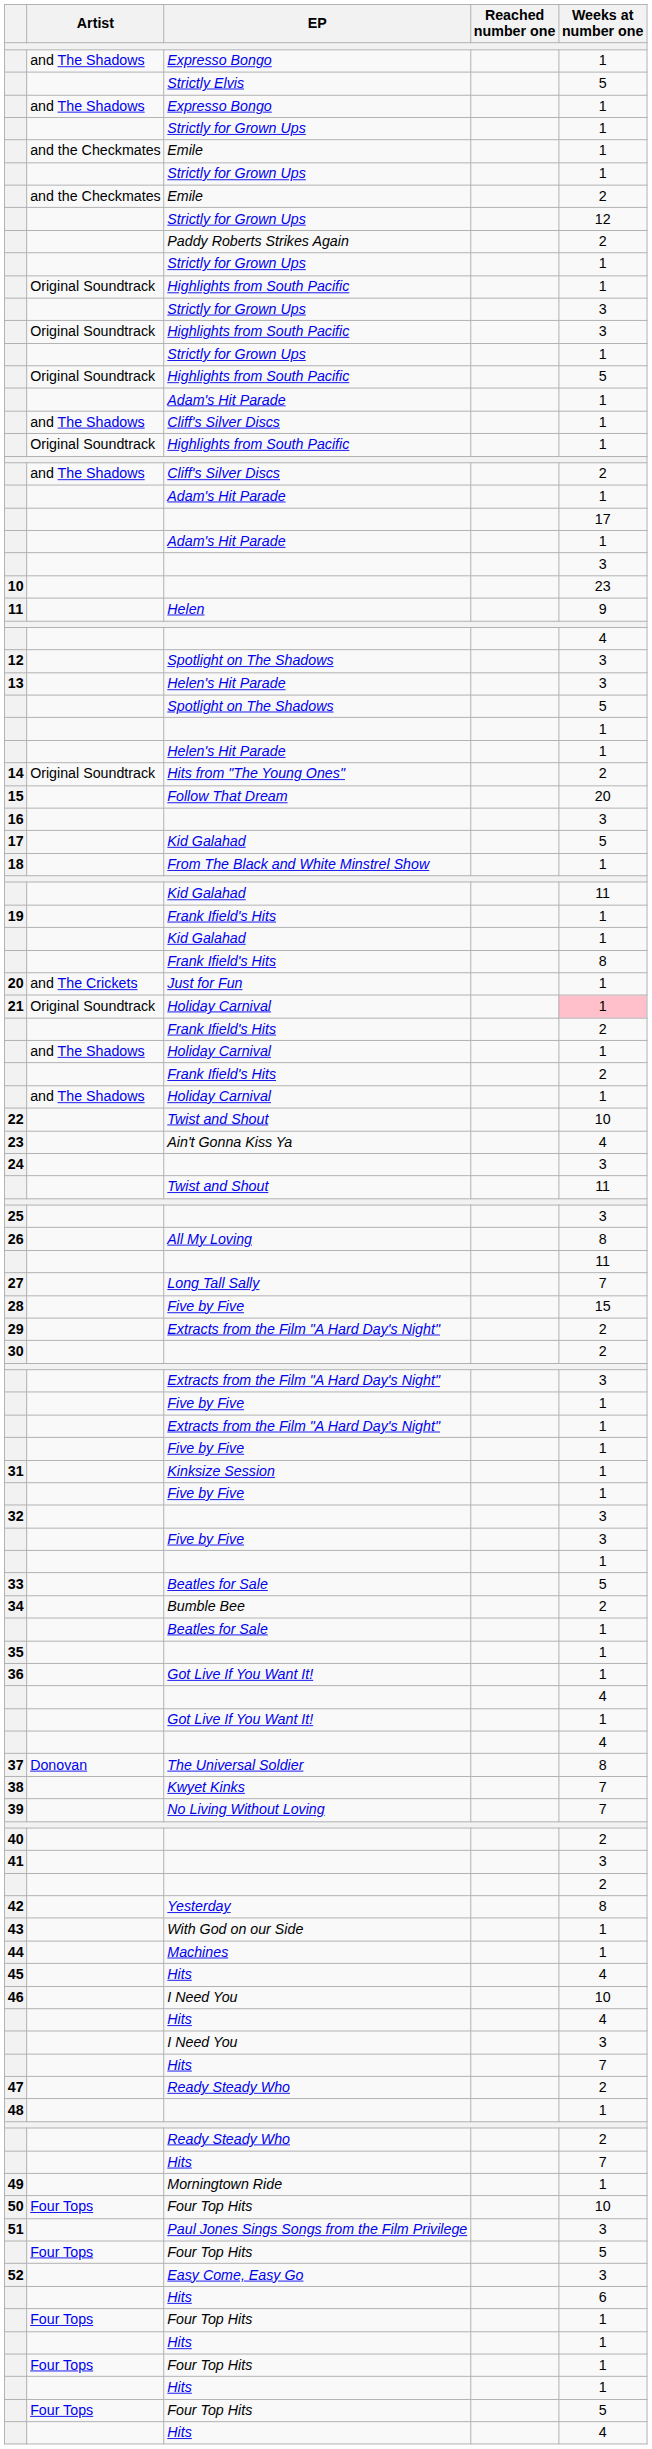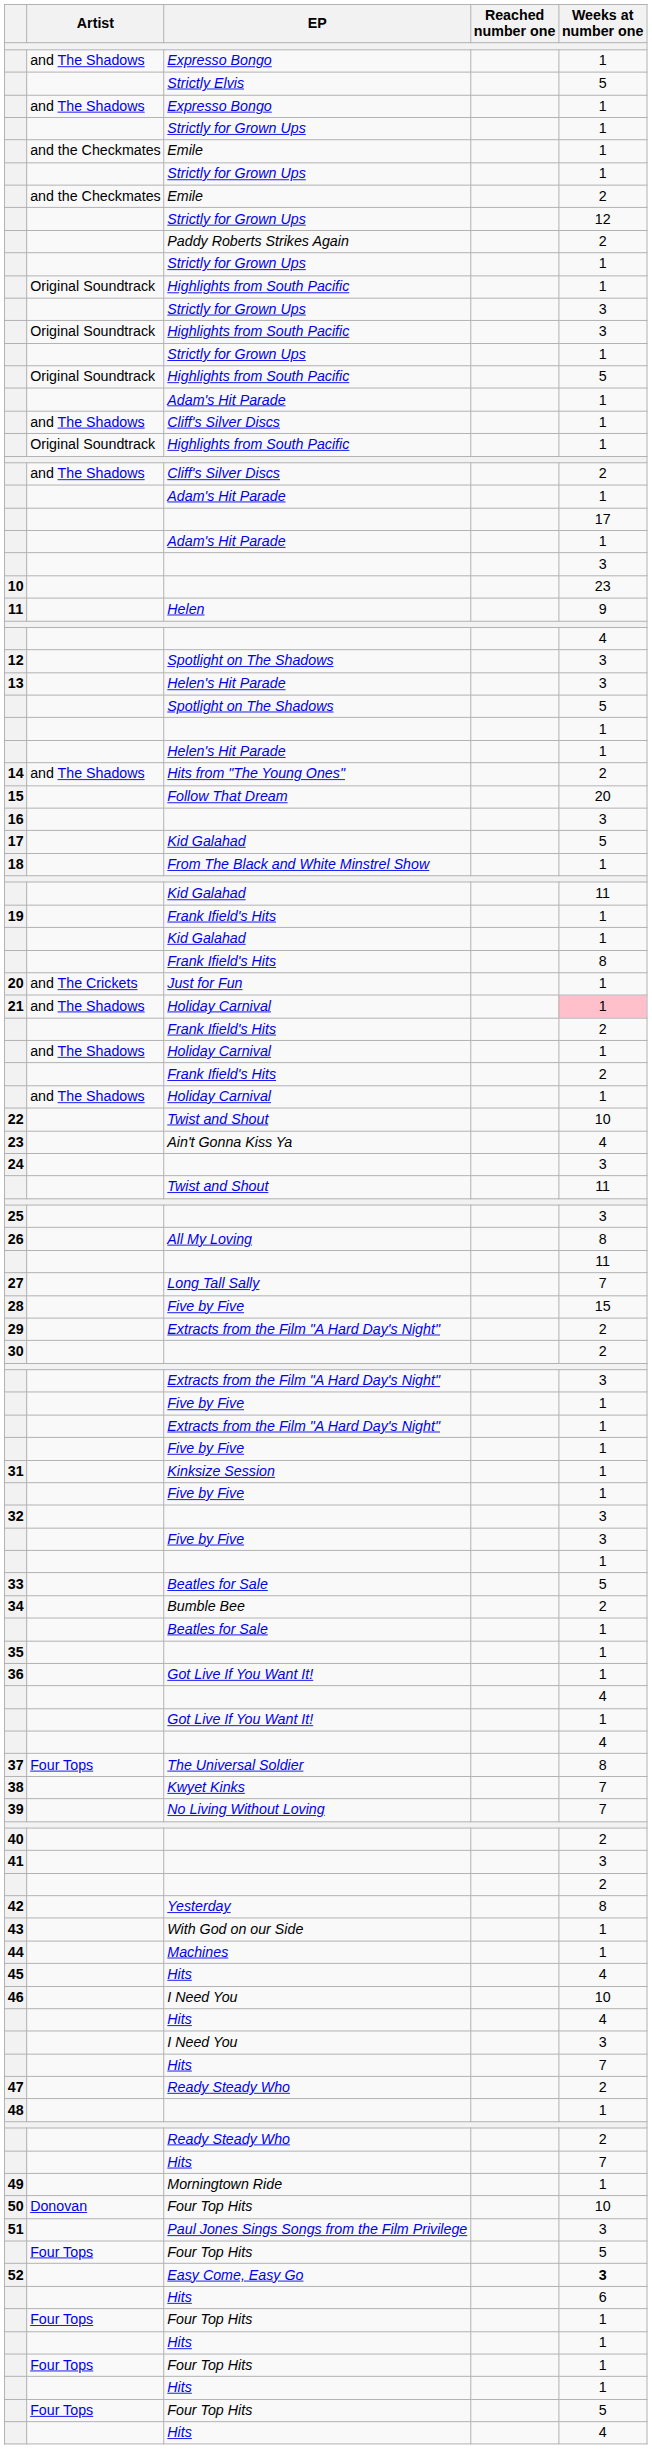(93, 774) Original Soundtrack -> (87, 774) and The Shadows
(93, 1006) Original Soundtrack -> (87, 1006) and The Shadows
(59, 1764) Donovan -> (62, 1764) Four Tops
(62, 2207) Four Tops -> (59, 2207) Donovan
(603, 2274) normal -> (603, 2274) bold
